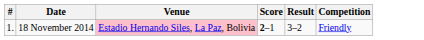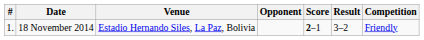+ column: (281, 12)
(177, 27) pink background -> (177, 27) no background
